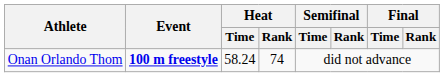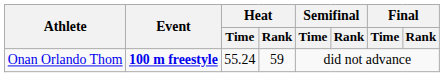(240, 60) 58.24 -> (240, 60) 55.24
(277, 60) 74 -> (277, 60) 59
